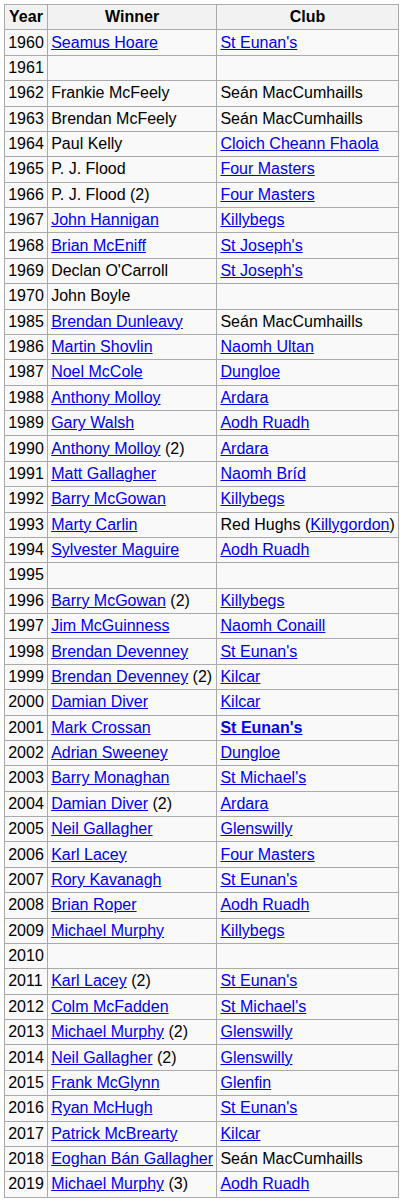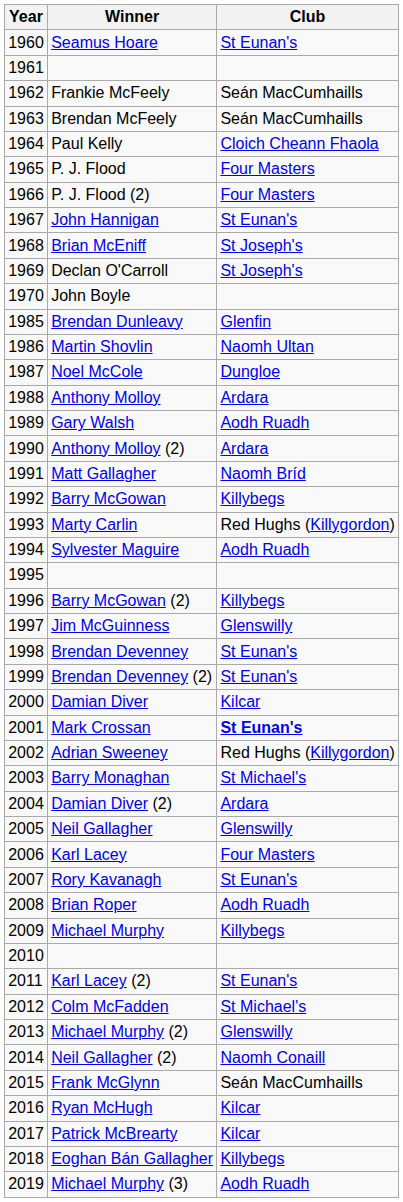(252, 220) Killybegs -> (259, 220) St Eunan's
(292, 321) Seán MacCumhaills -> (246, 321) Glenfin
(273, 626) Naomh Conaill -> (256, 626) Glenswilly
(240, 676) Kilcar -> (259, 676) St Eunan's
(250, 753) Dungloe -> (308, 753) Red Hughs (Killygordon)
(256, 1057) Glenswilly -> (273, 1057) Naomh Conaill
(246, 1082) Glenfin -> (292, 1082) Seán MacCumhaills
(259, 1108) St Eunan's -> (240, 1108) Kilcar
(292, 1159) Seán MacCumhaills -> (252, 1159) Killybegs
